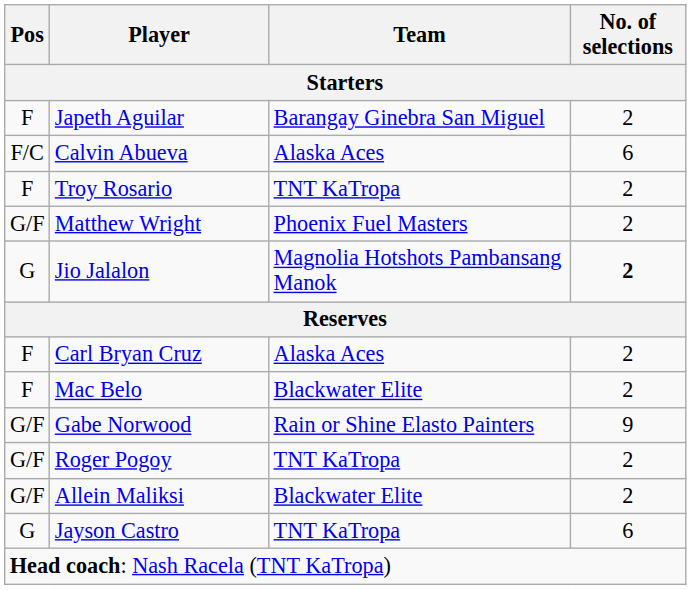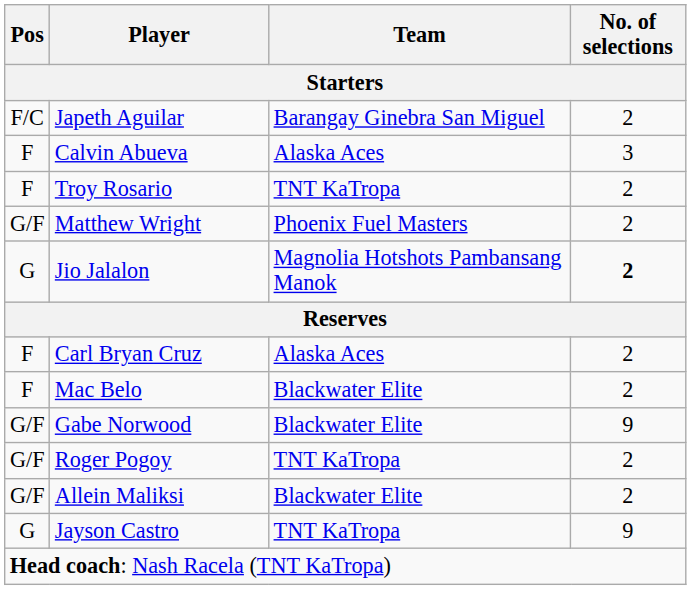(27, 117) F -> (27, 117) F/C
(27, 152) F/C -> (27, 152) F
(628, 152) 6 -> (628, 152) 3
(404, 424) Rain or Shine Elasto Painters -> (348, 424) Blackwater Elite
(628, 530) 6 -> (628, 530) 9
